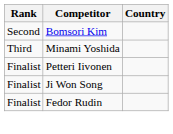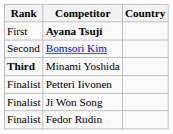+ row: (74, 31)
(19, 48) normal -> (21, 66) bold
